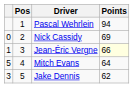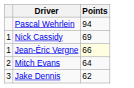- column: (22, 10)
(9, 37) 0 -> (9, 37) 1
(9, 63) 5 -> (9, 63) 2
